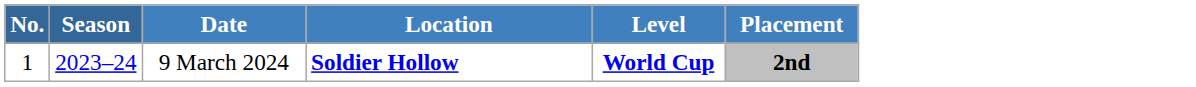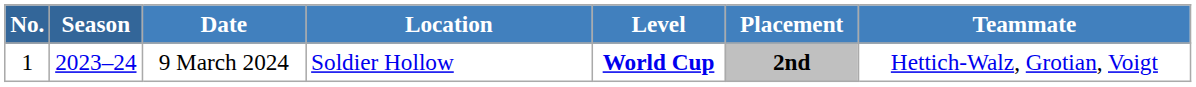+ column: (1024, 23)
(385, 62) bold -> (382, 62) normal
